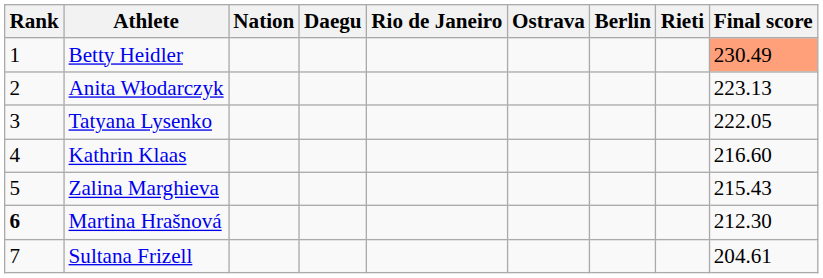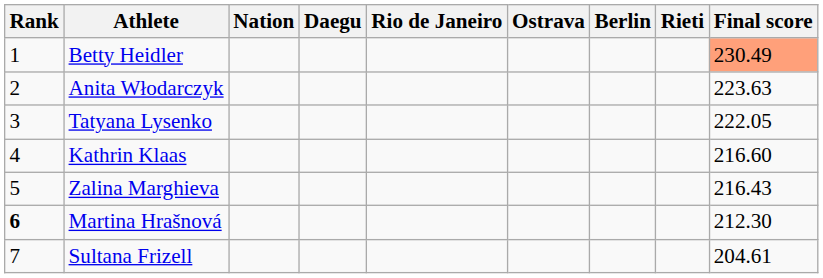(743, 88) 223.13 -> (743, 88) 223.63
(743, 188) 215.43 -> (743, 188) 216.43
